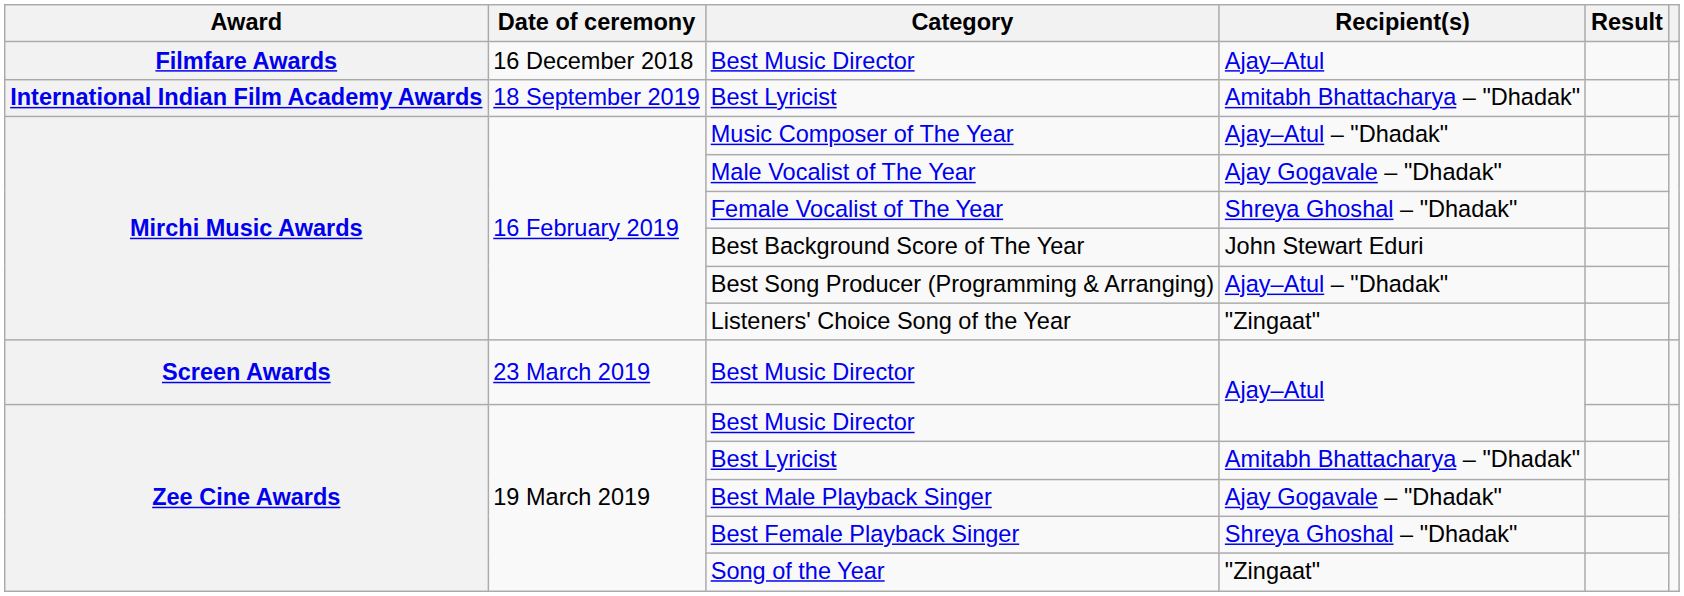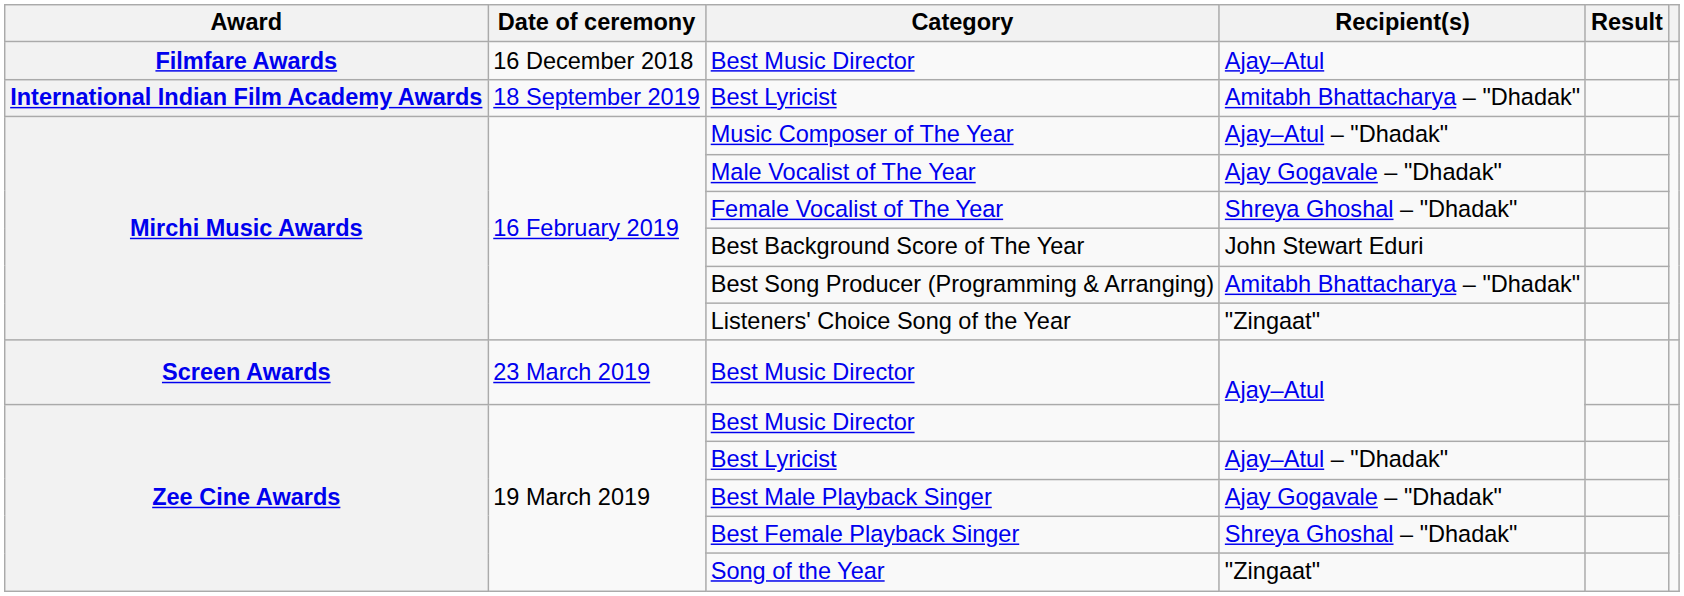(1336, 284) Ajay–Atul – "Dhadak" -> (1403, 284) Amitabh Bhattacharya – "Dhadak"
(1403, 459) Amitabh Bhattacharya – "Dhadak" -> (1336, 459) Ajay–Atul – "Dhadak"
